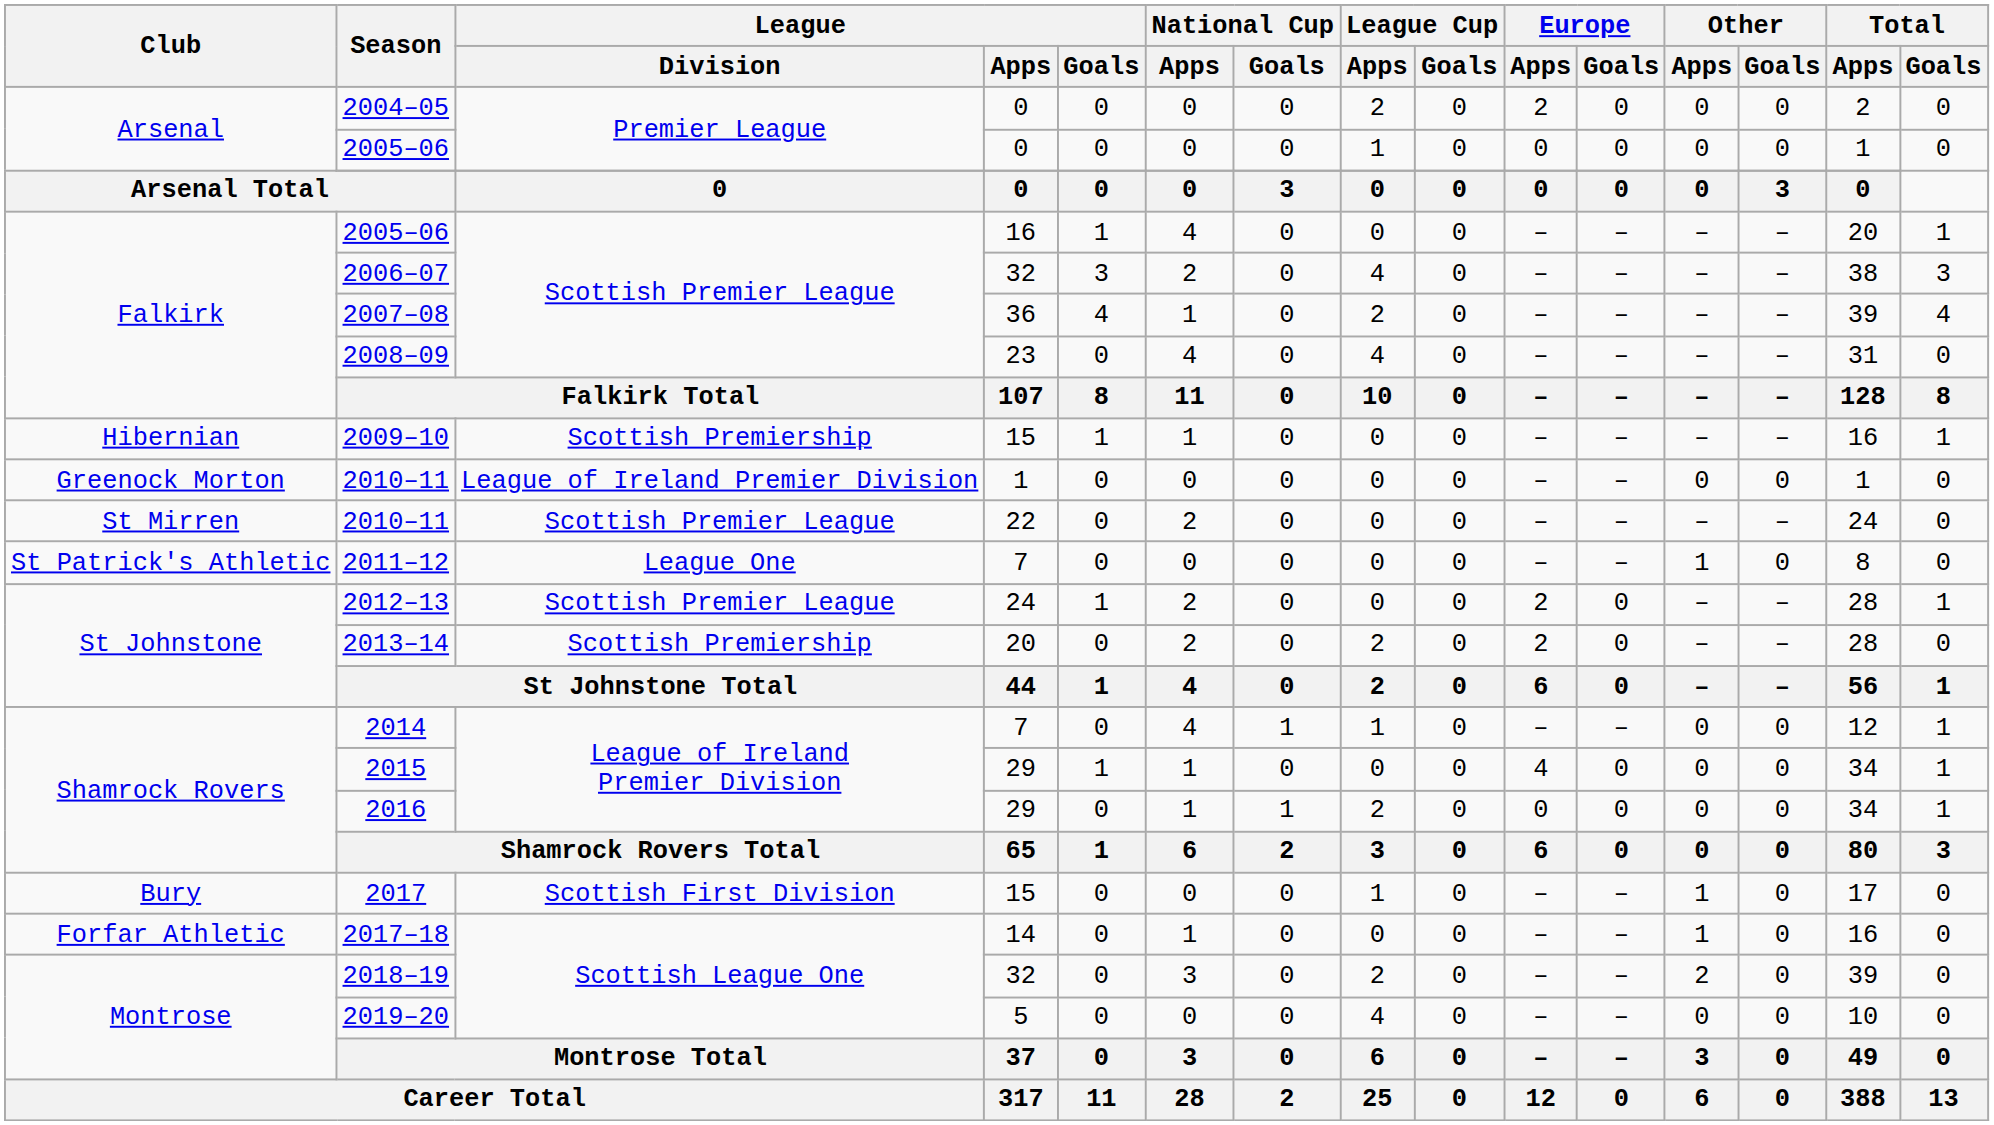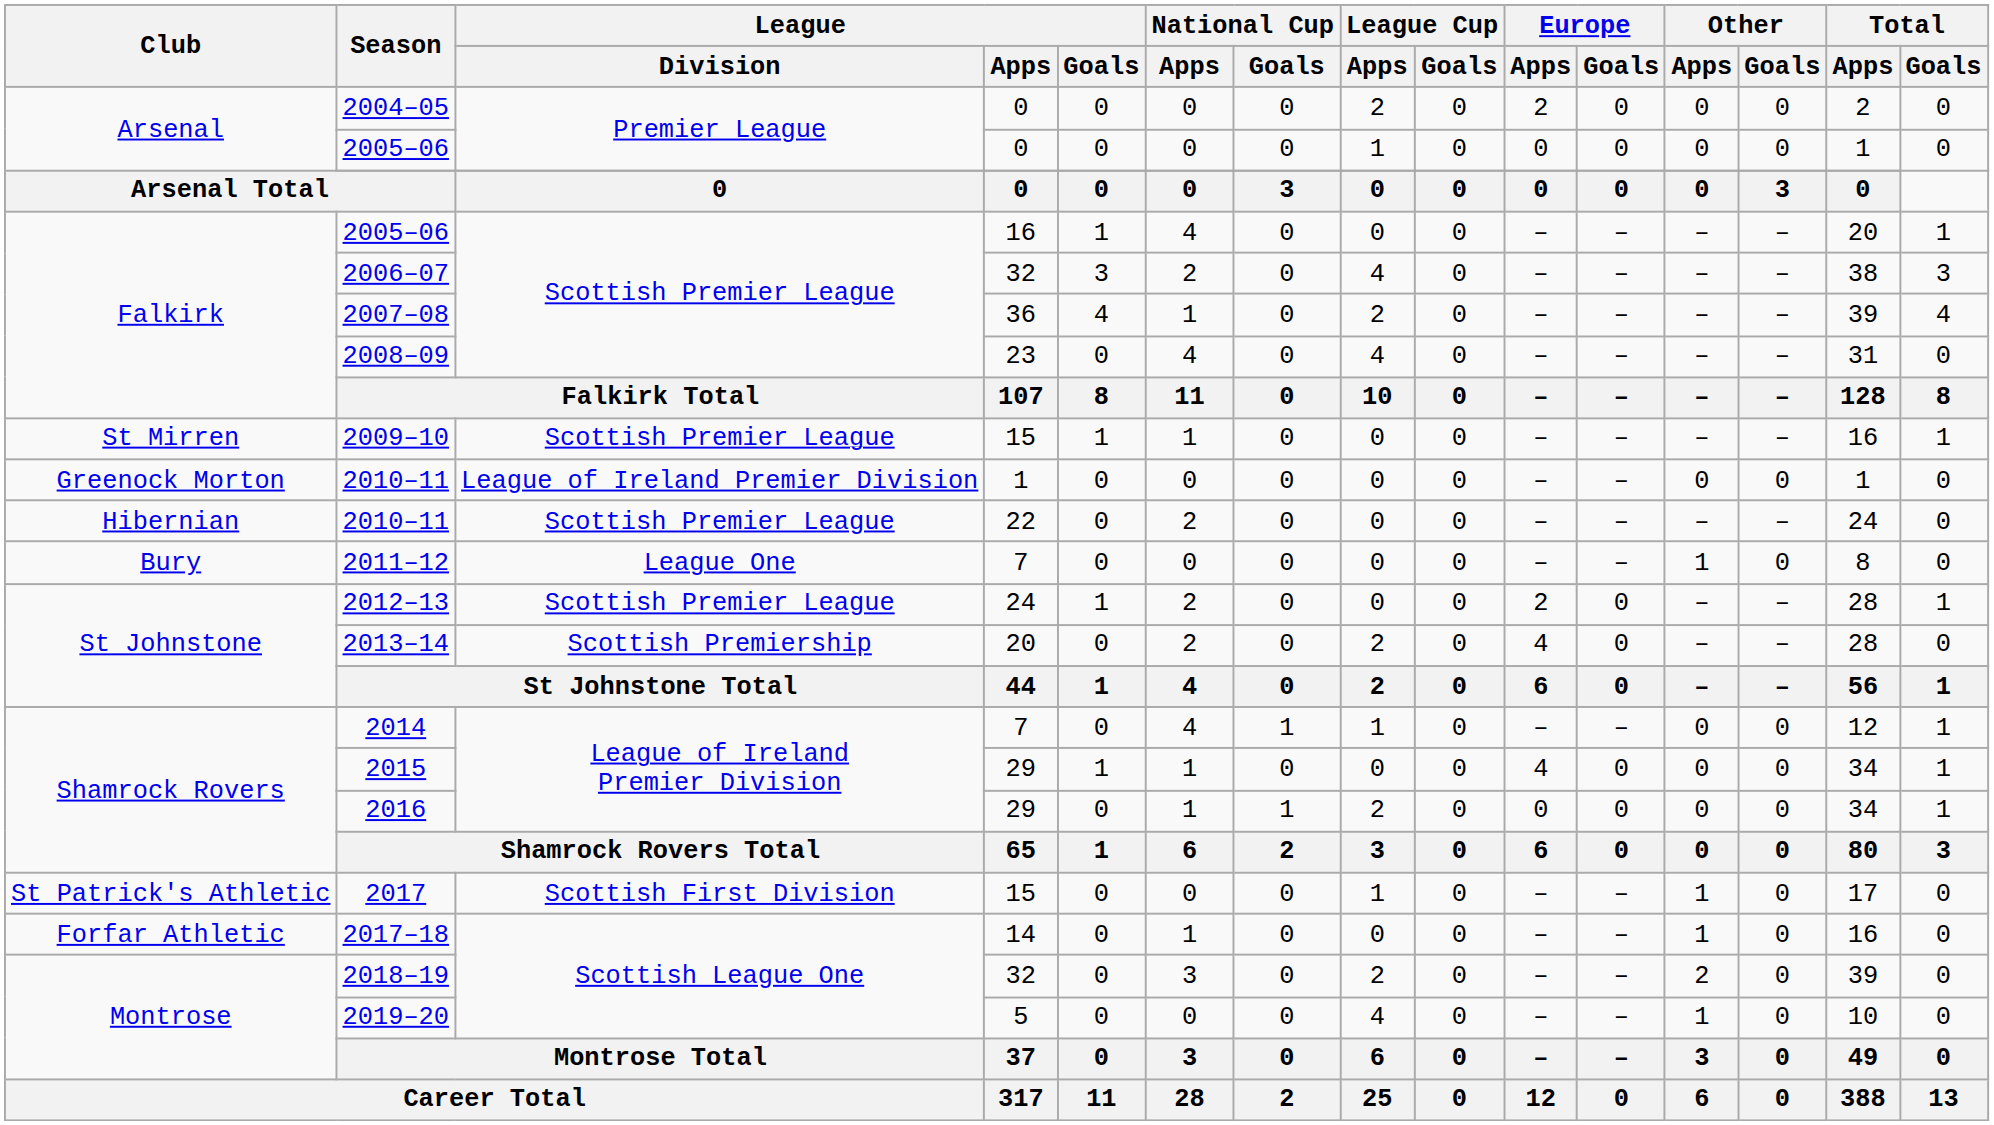(171, 439) Hibernian -> (171, 439) St Mirren
(720, 439) Scottish Premiership -> (720, 439) Scottish Premier League
(171, 521) St Mirren -> (171, 521) Hibernian
(171, 563) St Patrick's Athletic -> (171, 563) Bury
(1541, 645) 2 -> (1541, 645) 4
(171, 893) Bury -> (171, 893) St Patrick's Athletic
(1702, 1017) 0 -> (1702, 1017) 1
